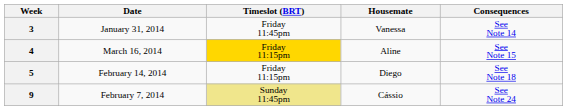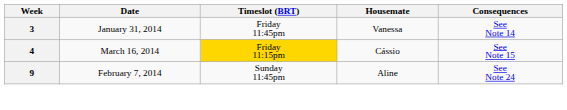(390, 50) Aline -> (387, 50) Cássio
- row: (31, 72)
(274, 94) khaki background -> (269, 72) no background
(390, 94) Cássio -> (387, 72) Aline
